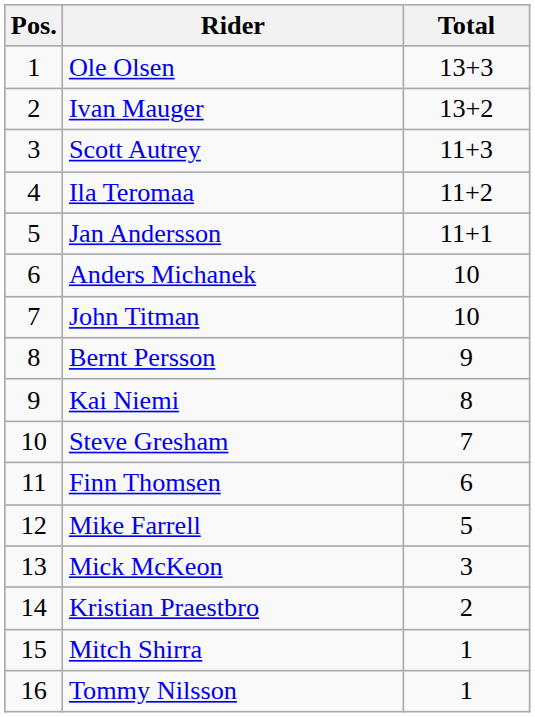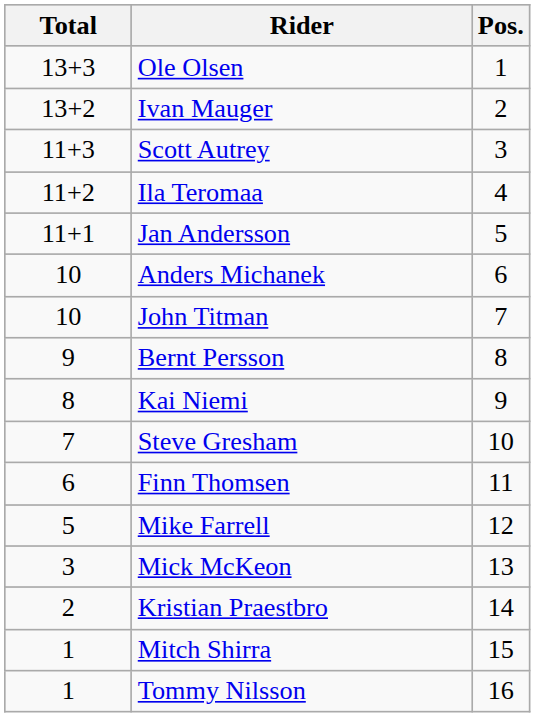columns swapped: (34, 25) <-> (466, 25)
